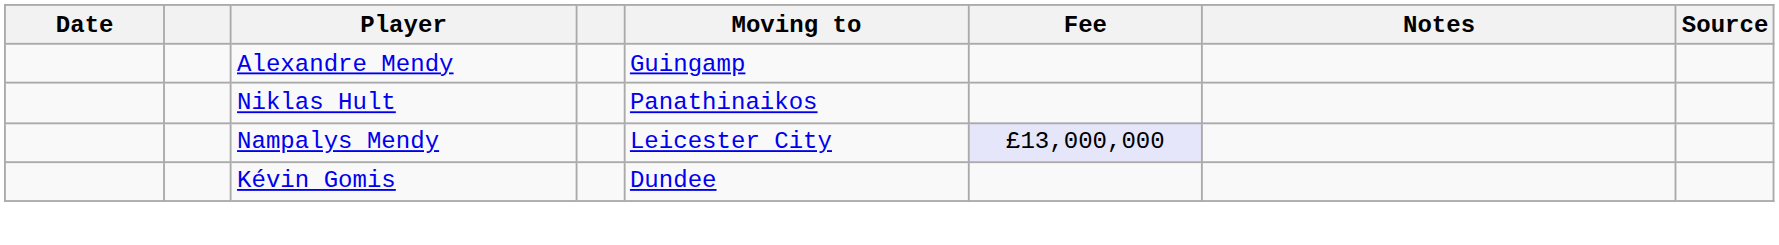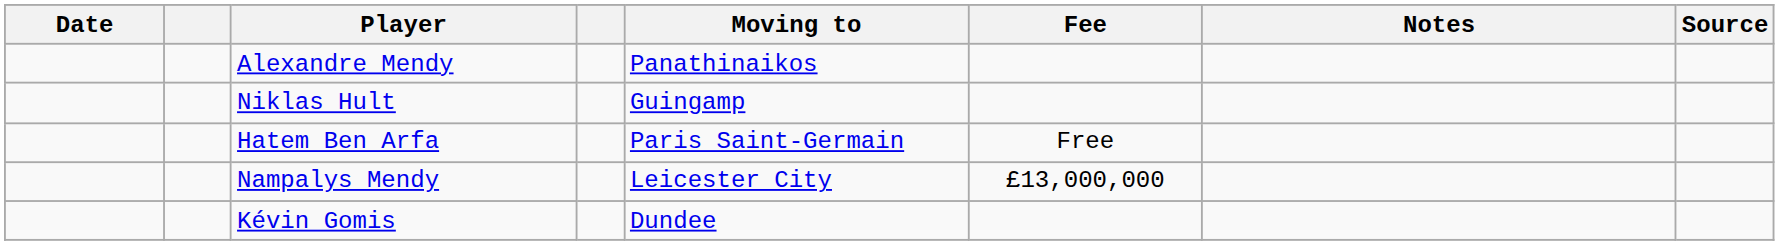(688, 64) Guingamp -> (724, 64) Panathinaikos
(724, 103) Panathinaikos -> (688, 103) Guingamp
+ row: (338, 142)
(1085, 142) lavender background -> (1085, 181) no background
